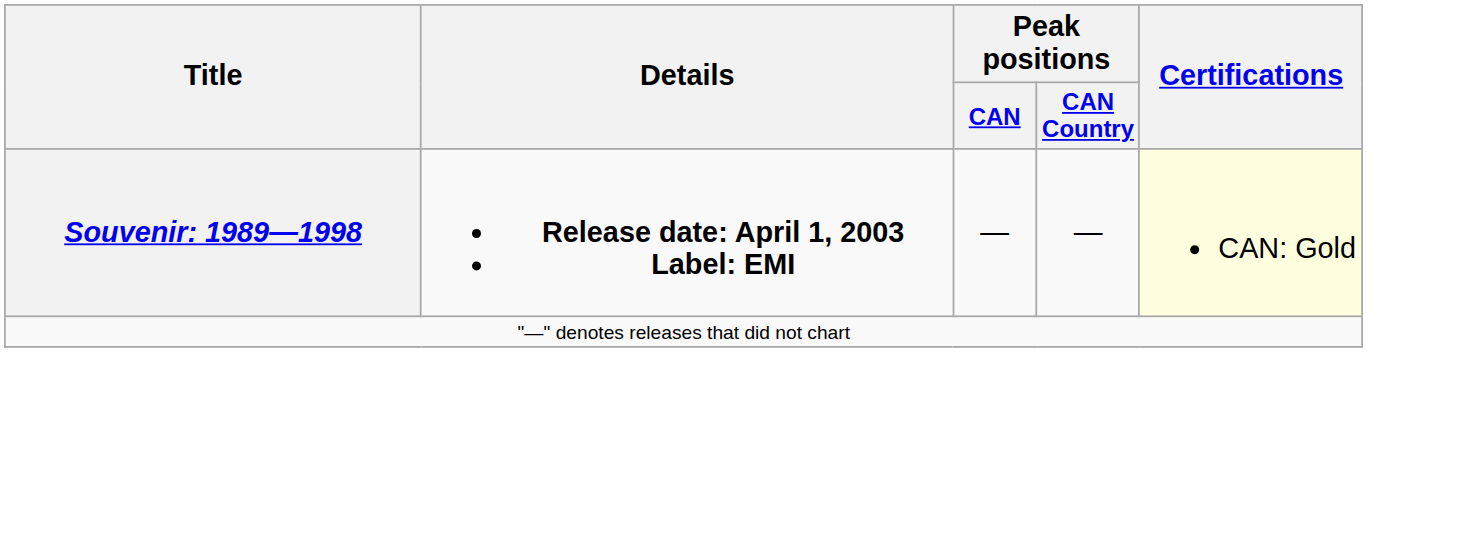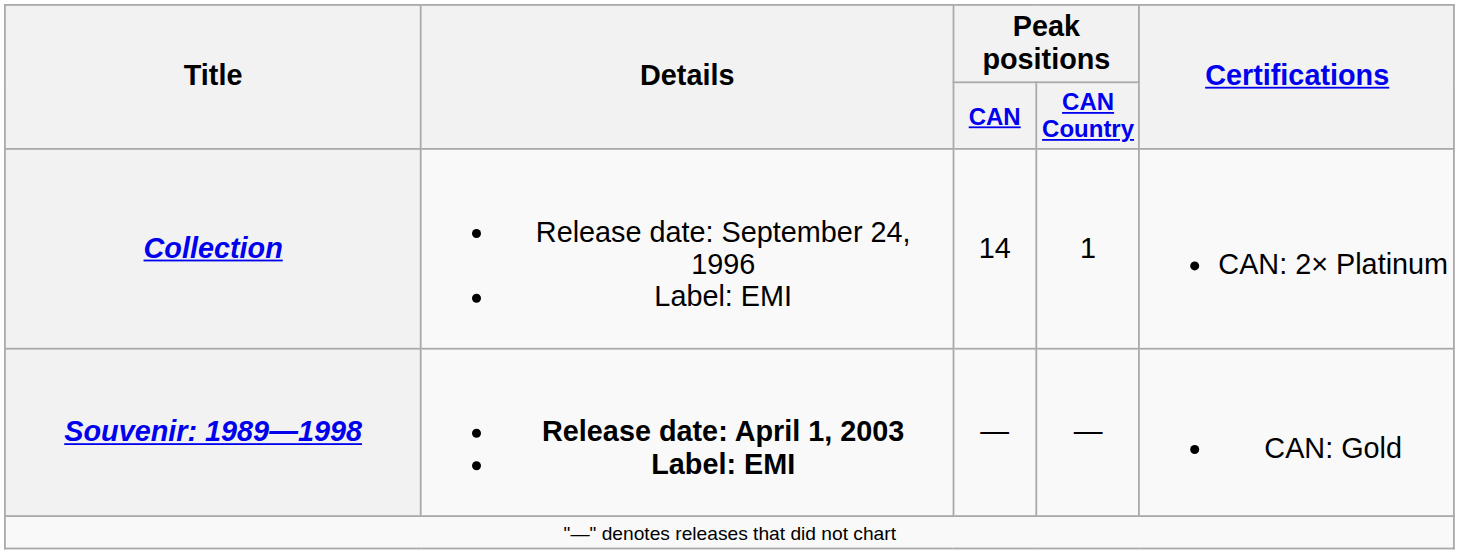+ row: (213, 248)
(1251, 249) lightyellow background -> (1297, 449) no background
